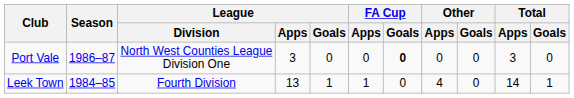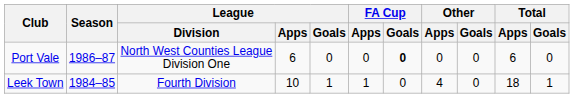(293, 58) 3 -> (293, 58) 6
(513, 58) 3 -> (513, 58) 6
(293, 83) 13 -> (293, 83) 10
(513, 83) 14 -> (513, 83) 18
